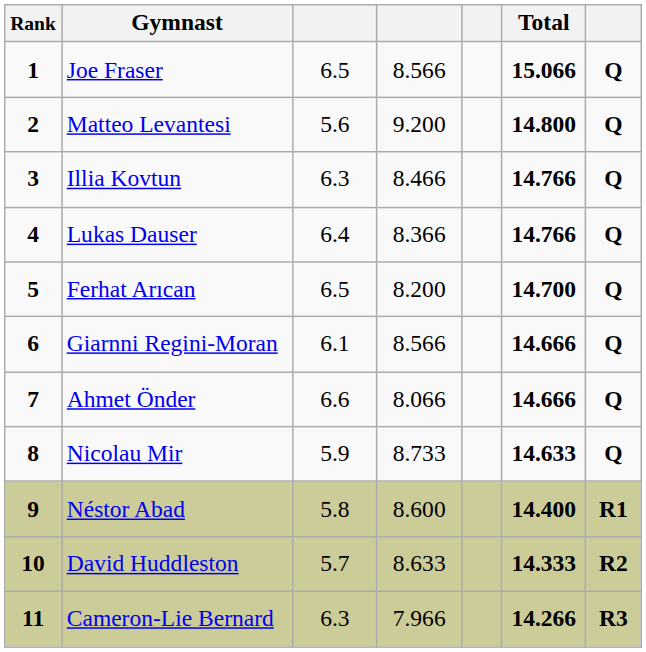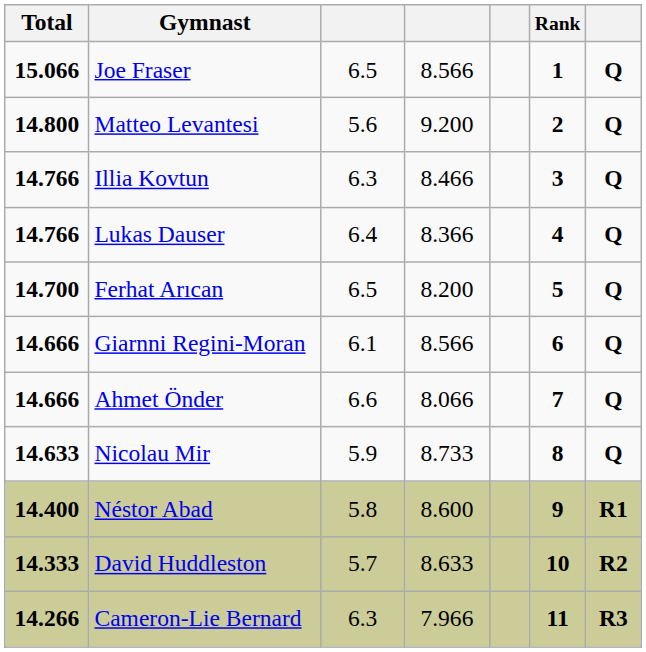columns swapped: (33, 24) <-> (544, 23)
